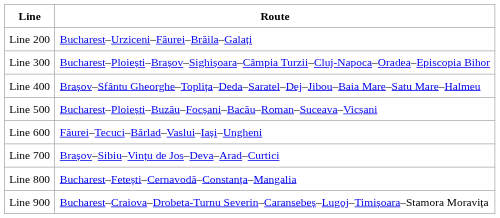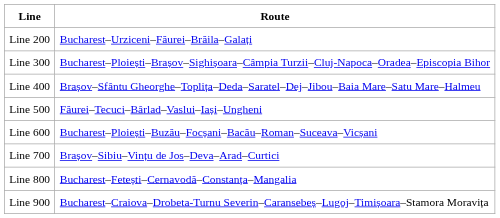(219, 109) Bucharest–Ploiești–Buzău–Focșani–Bacău–Roman–Suceava–Vicșani -> (161, 109) Făurei–Tecuci–Bârlad–Vaslui–Iași–Ungheni
(161, 132) Făurei–Tecuci–Bârlad–Vaslui–Iași–Ungheni -> (219, 132) Bucharest–Ploiești–Buzău–Focșani–Bacău–Roman–Suceava–Vicșani
